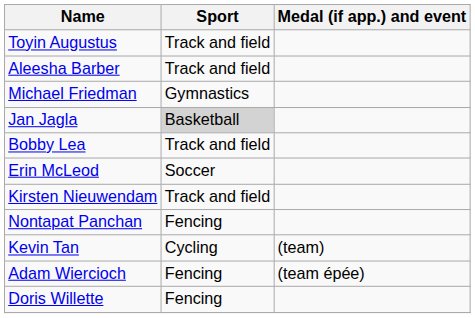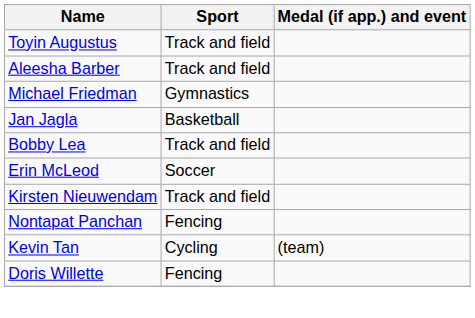(202, 119) lightgrey background -> (202, 119) no background
- row: (67, 273)
